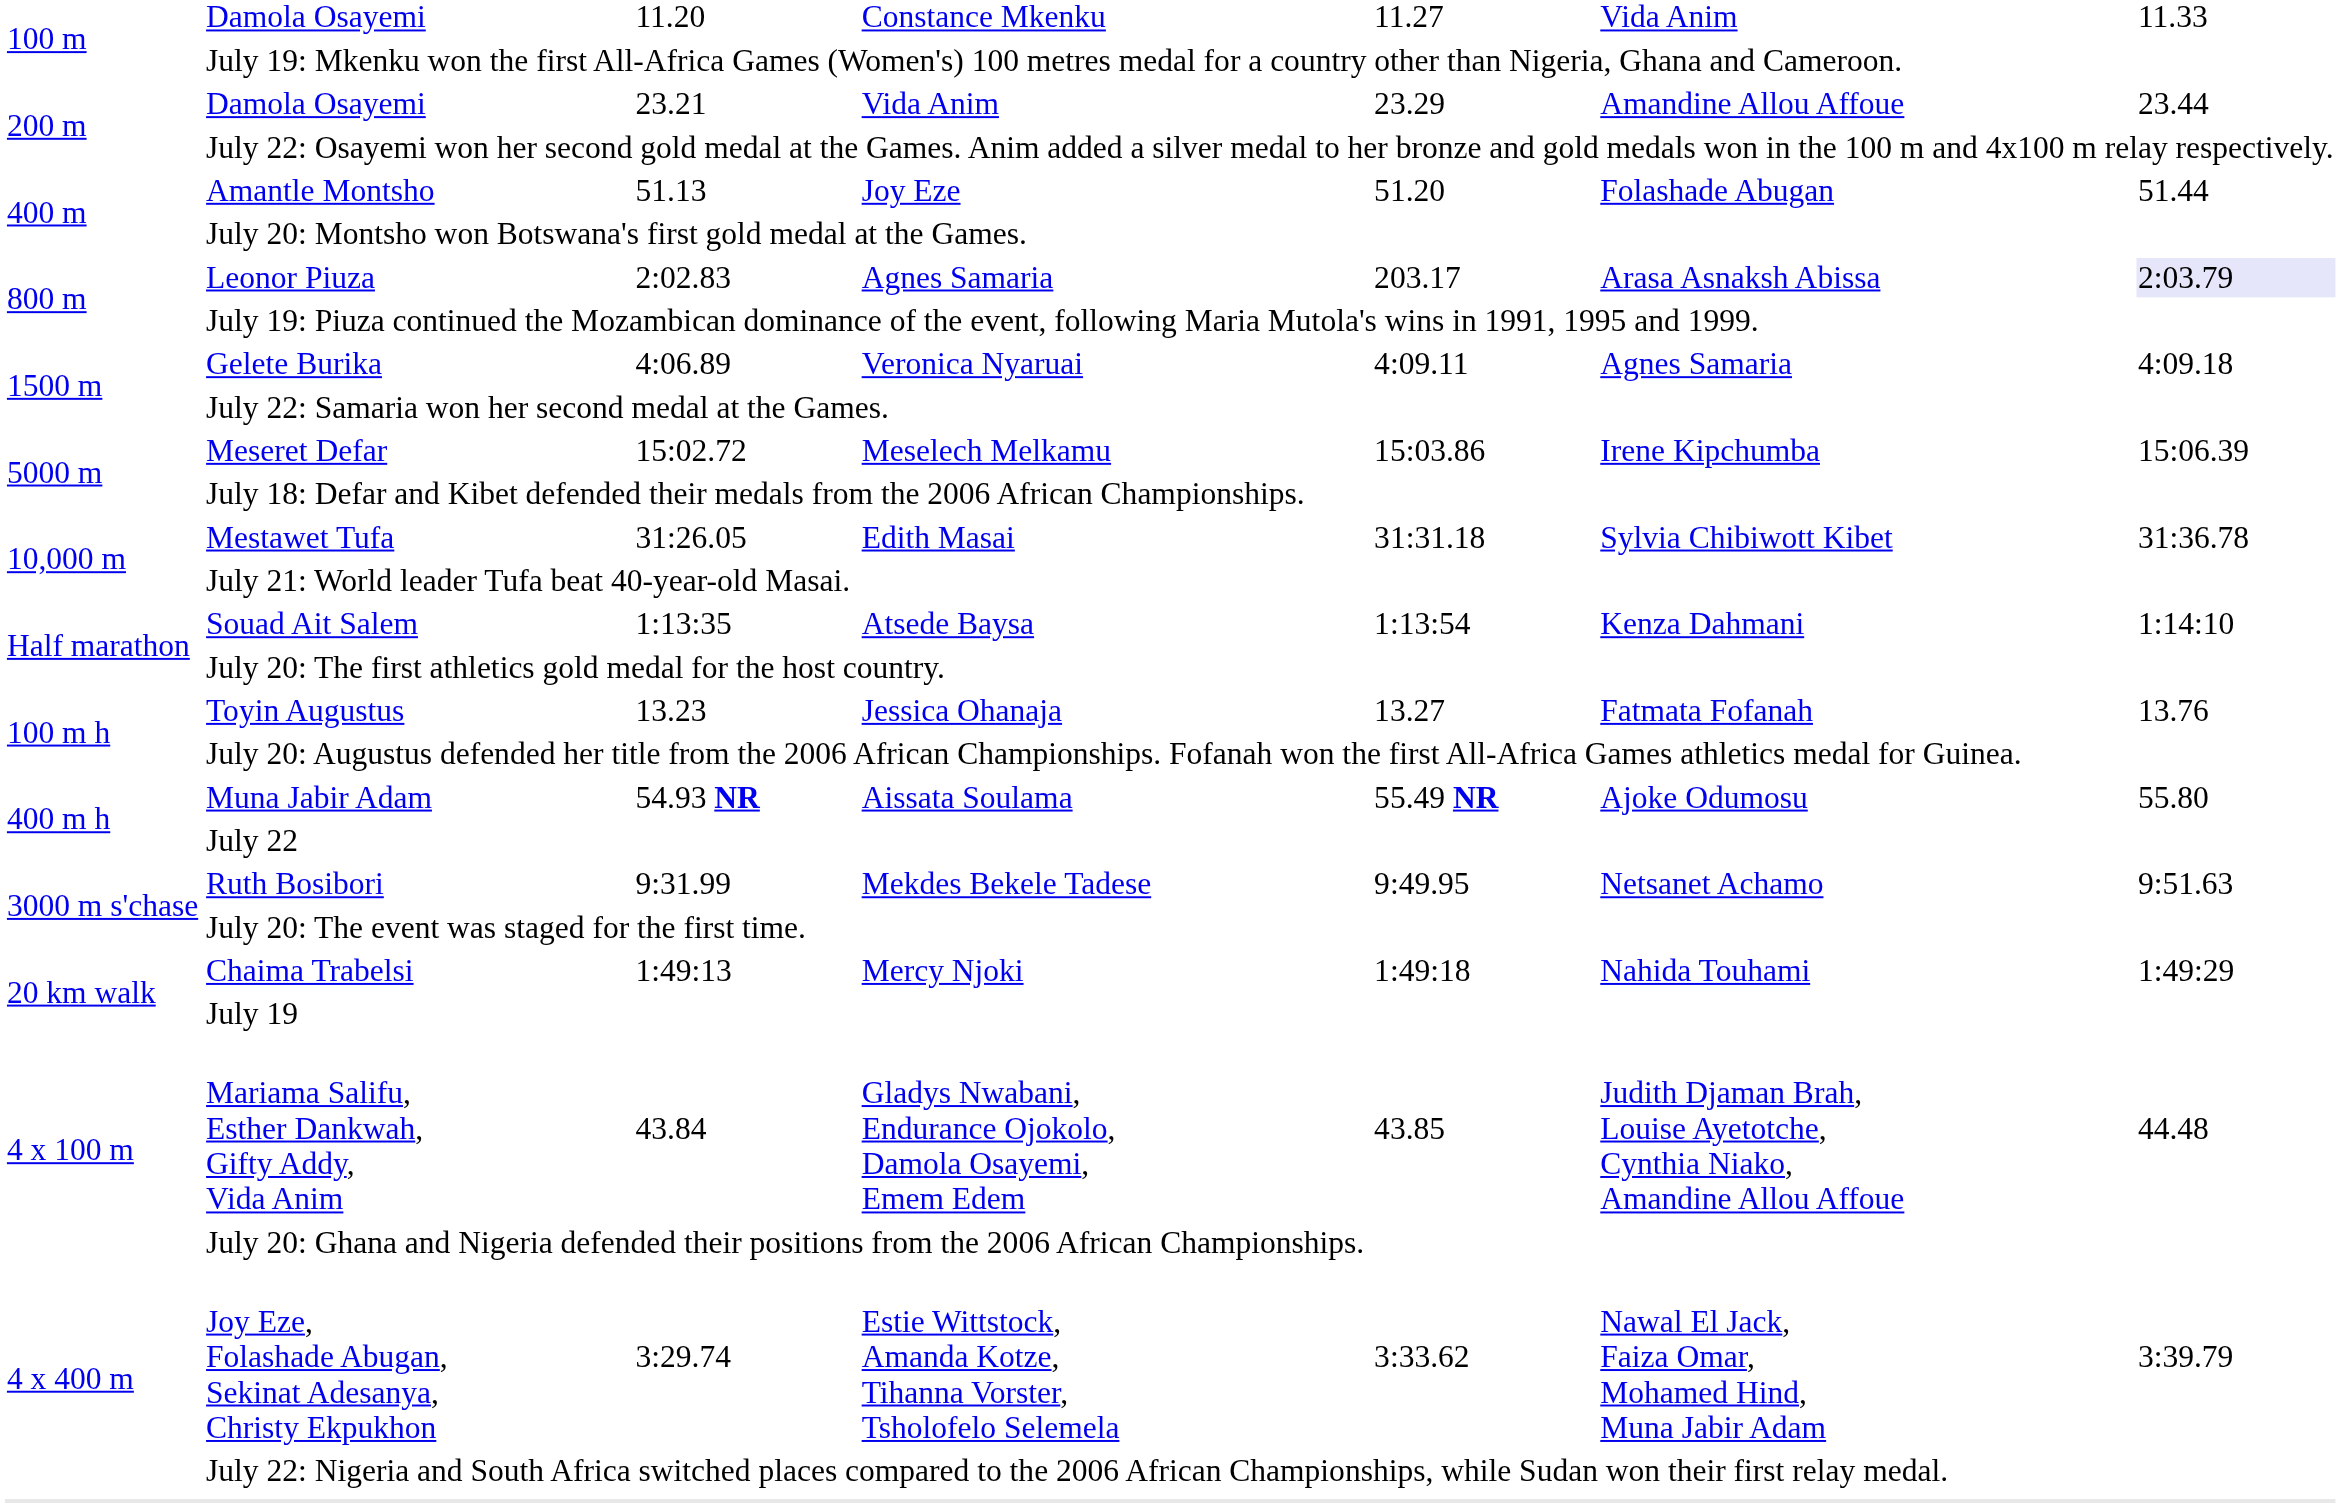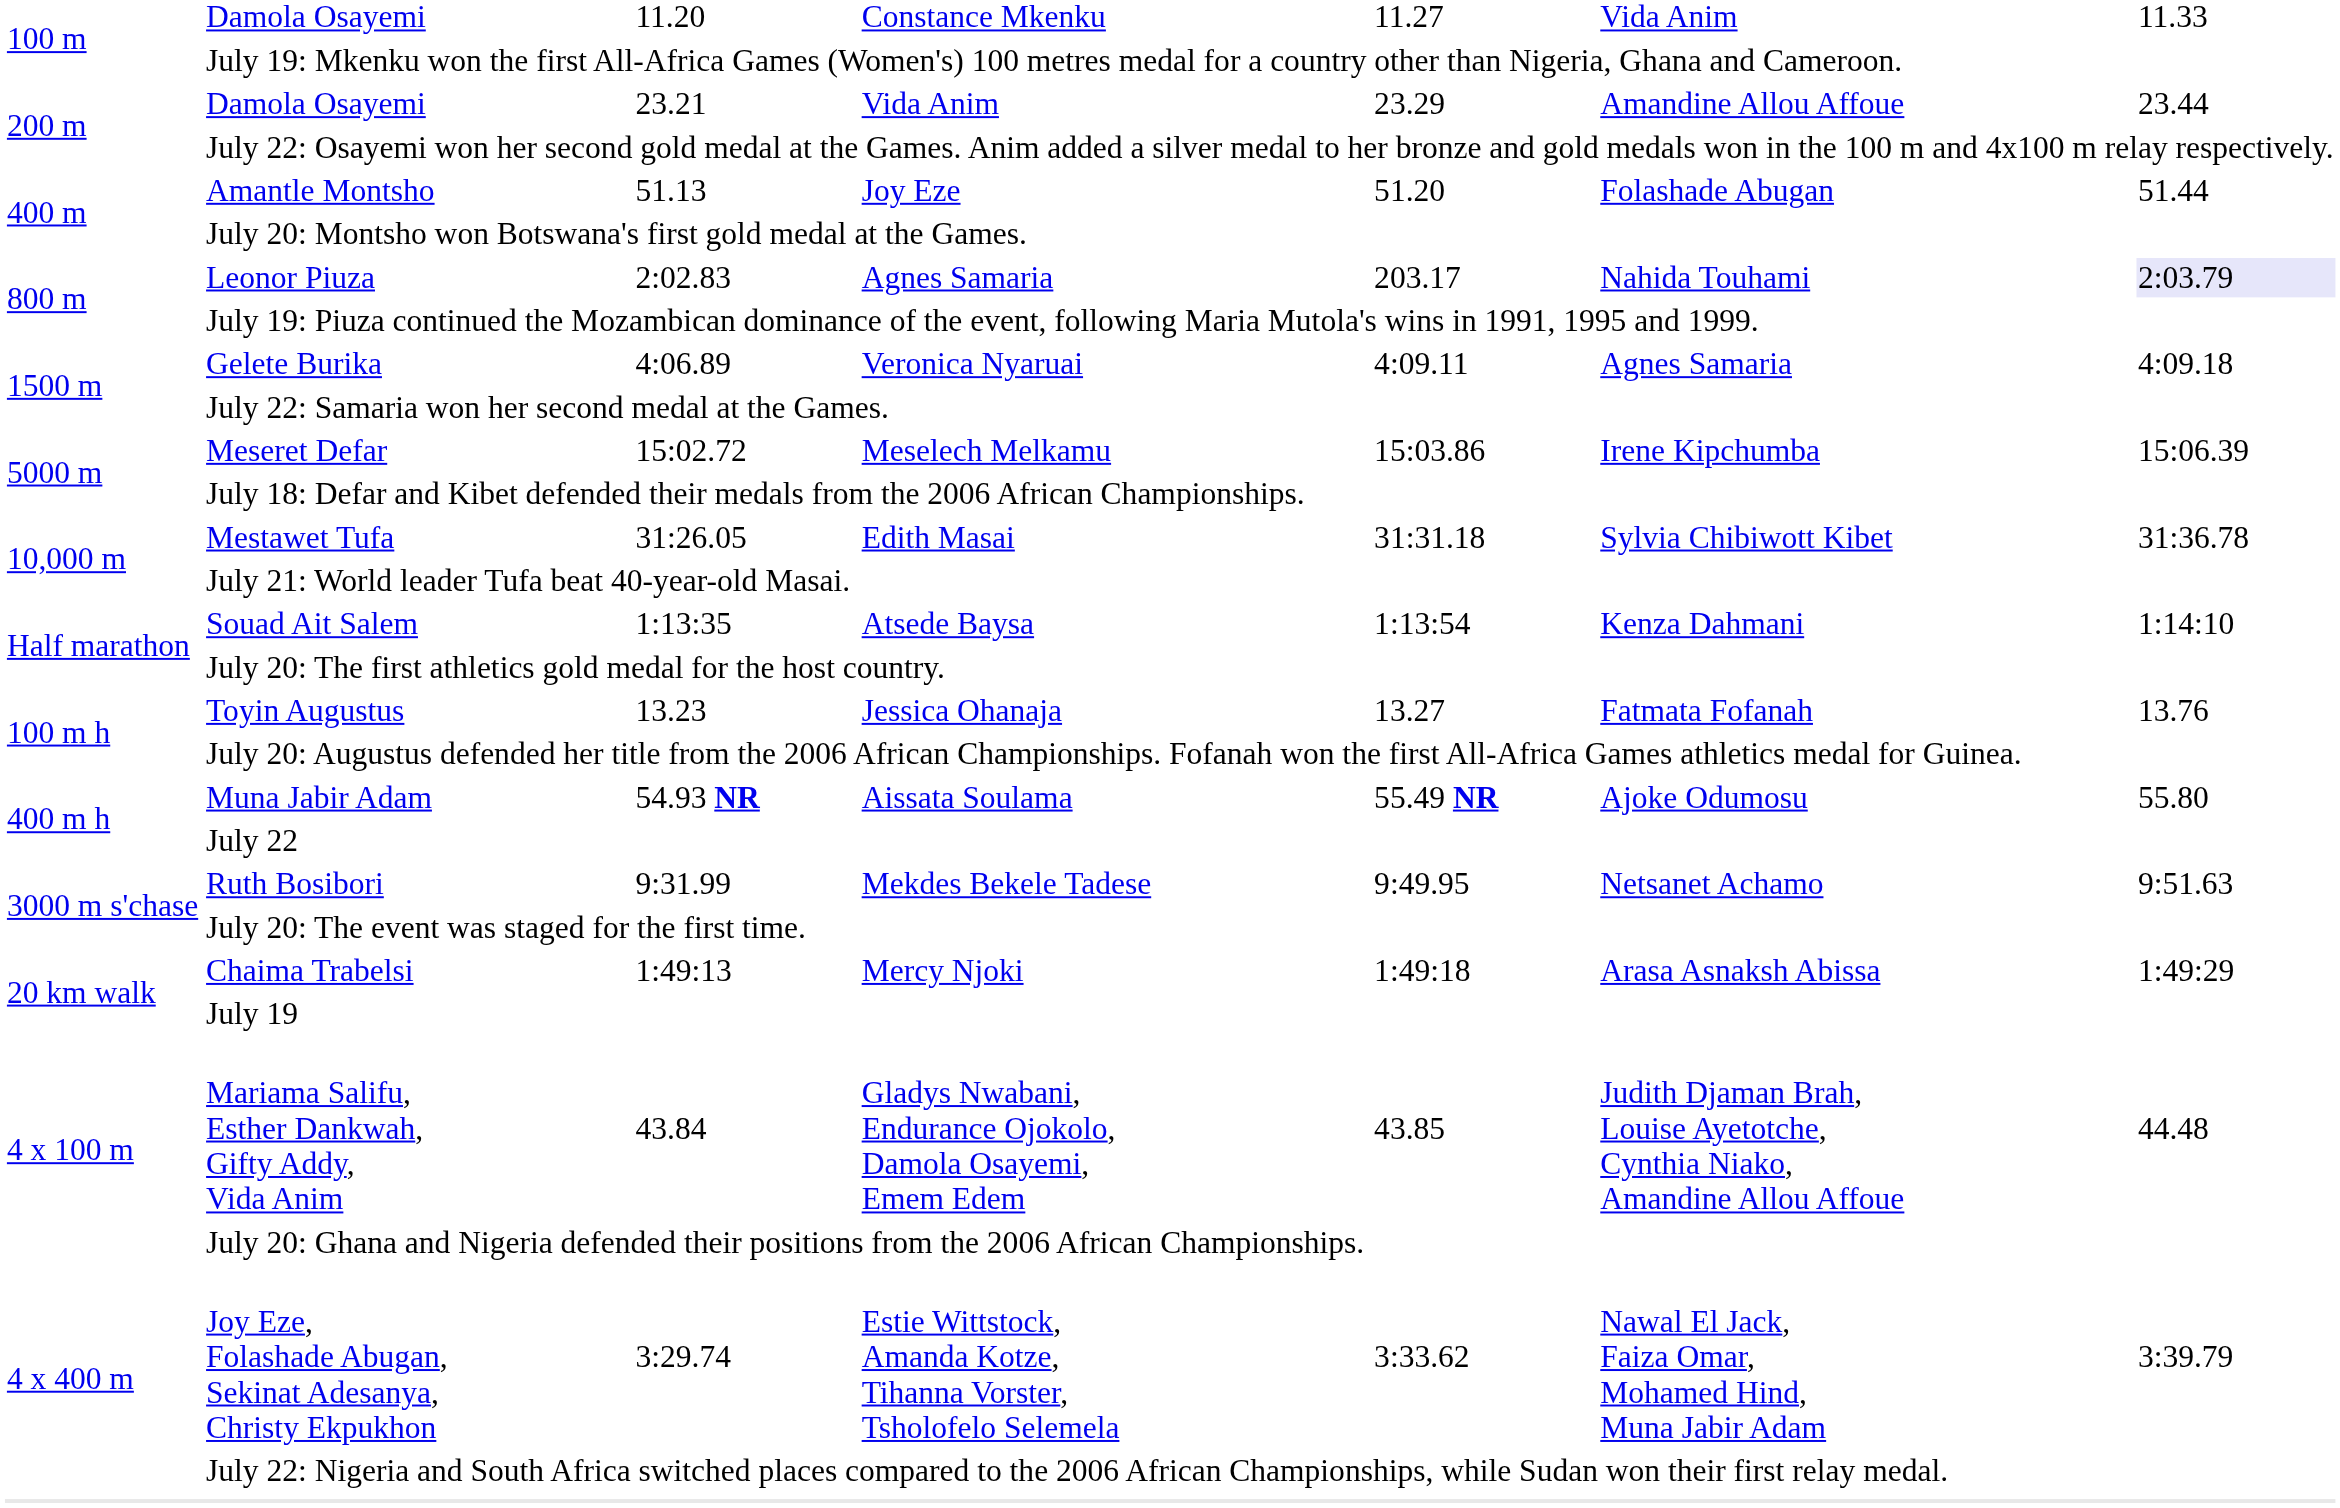(1740, 277) Arasa Asnaksh Abissa -> (1705, 277) Nahida Touhami
(1705, 970) Nahida Touhami -> (1740, 970) Arasa Asnaksh Abissa
